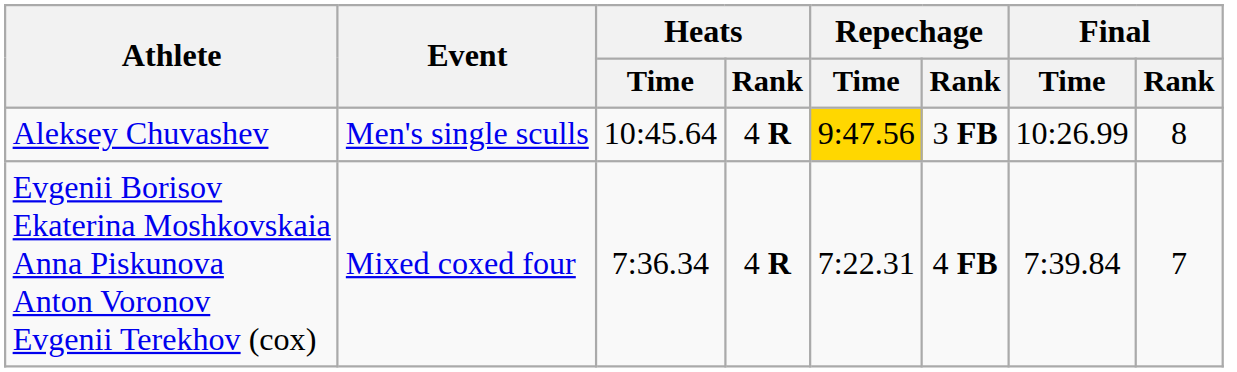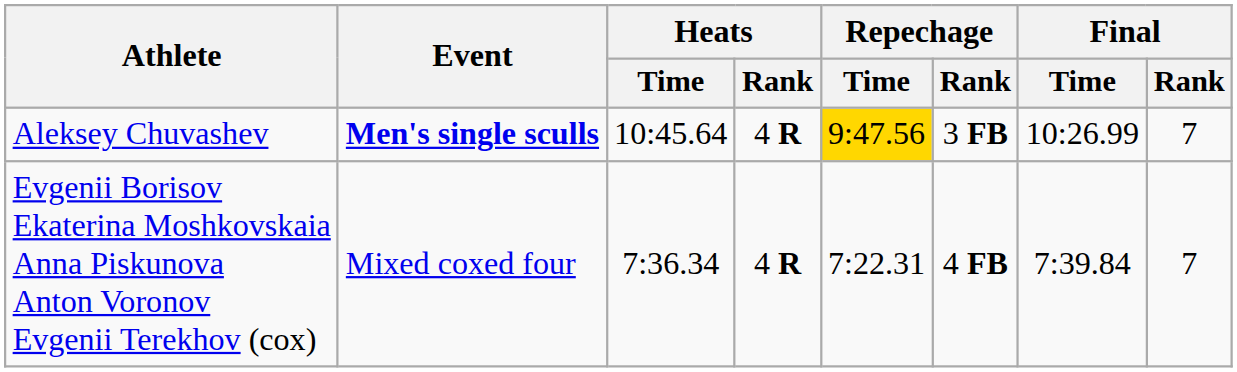(467, 134) normal -> (472, 134) bold
(1179, 134) 8 -> (1189, 134) 7
